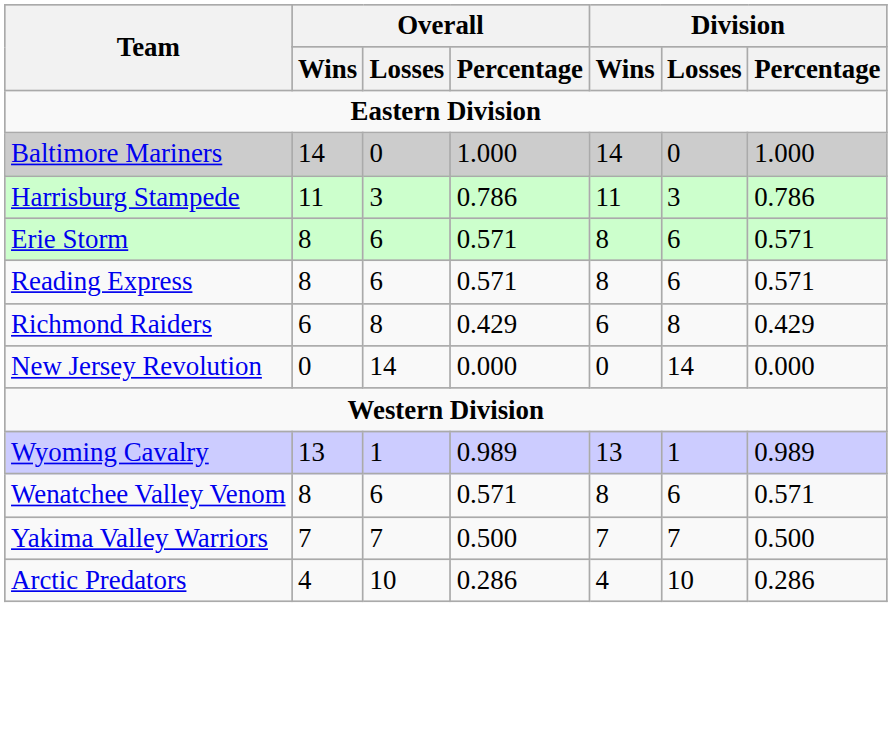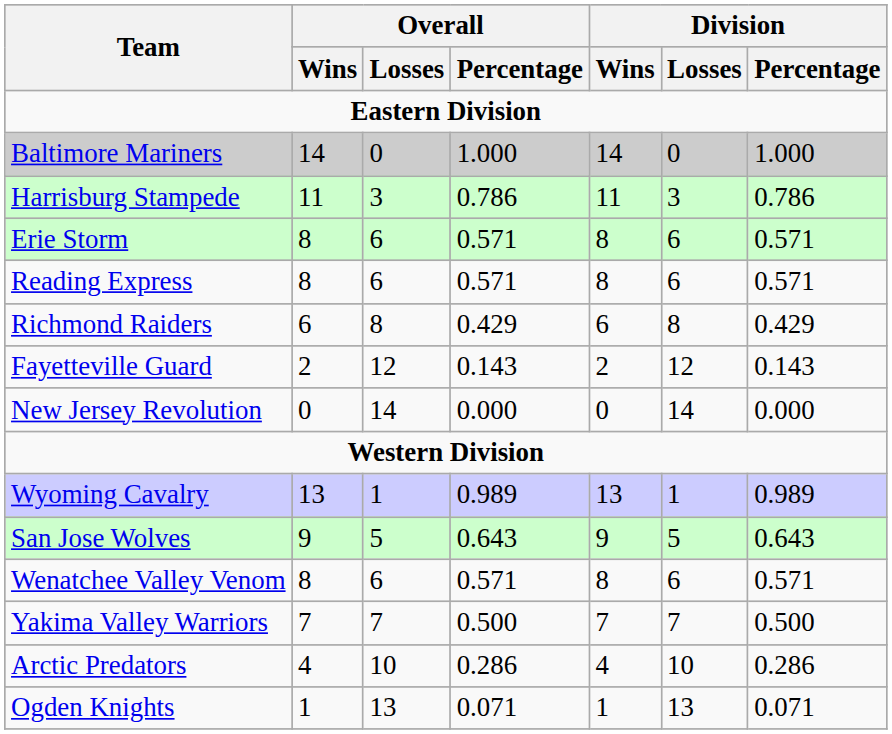+ row: (111, 366)
+ row: (101, 537)
+ row: (93, 707)
